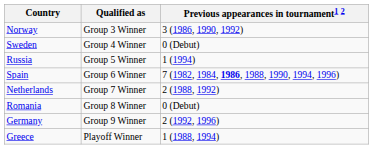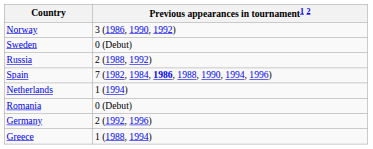- column: (121, 13)
(179, 60) 1 (1994) -> (123, 60) 2 (1988, 1992)
(191, 90) 2 (1988, 1992) -> (111, 90) 1 (1994)
